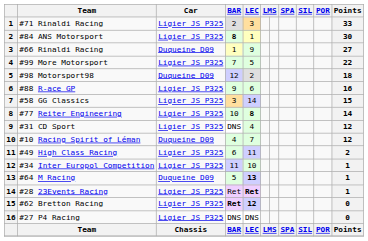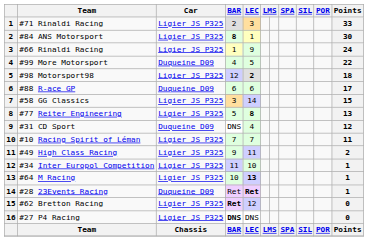(186, 49) Duqueine D09 -> (191, 49) Ligier JS P325
(348, 49) 27 -> (348, 49) 24
(191, 62) Ligier JS P325 -> (186, 62) Duqueine D09
(234, 62) 7 -> (234, 62) 4
(186, 75) Duqueine D09 -> (191, 75) Ligier JS P325
(252, 75) normal -> (252, 75) bold
(191, 88) Ligier JS P325 -> (186, 88) Duqueine D09
(234, 88) 9 -> (234, 88) 6
(348, 88) 16 -> (348, 88) 17
(234, 114) 10 -> (234, 114) 5
(348, 114) 14 -> (348, 114) 13
(191, 127) Ligier JS P325 -> (186, 127) Duqueine D09
(186, 140) Duqueine D09 -> (191, 140) Ligier JS P325
(234, 140) 4 -> (234, 140) 7
(348, 140) 12 -> (348, 140) 11
(234, 153) 6 -> (234, 153) 9
(186, 178) Duqueine D09 -> (191, 178) Ligier JS P325
(234, 178) 5 -> (234, 178) 10
(191, 191) Ligier JS P325 -> (186, 191) Duqueine D09
(252, 204) bold -> (252, 204) normal
(234, 217) normal -> (234, 217) bold
